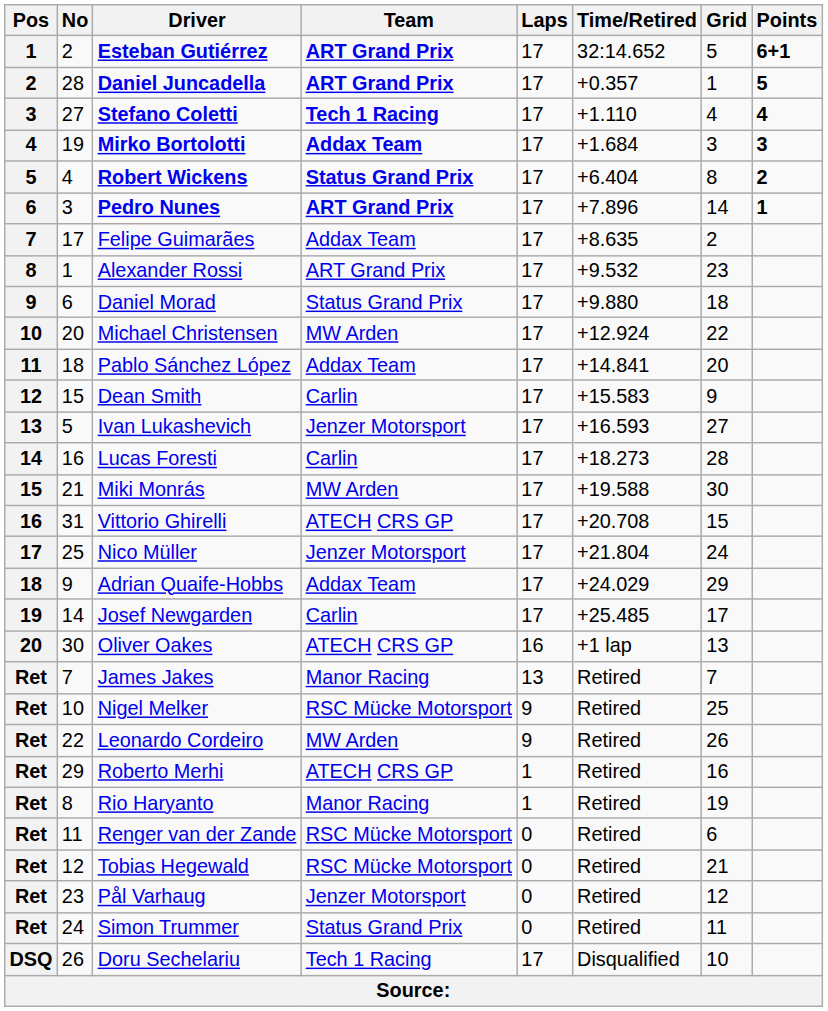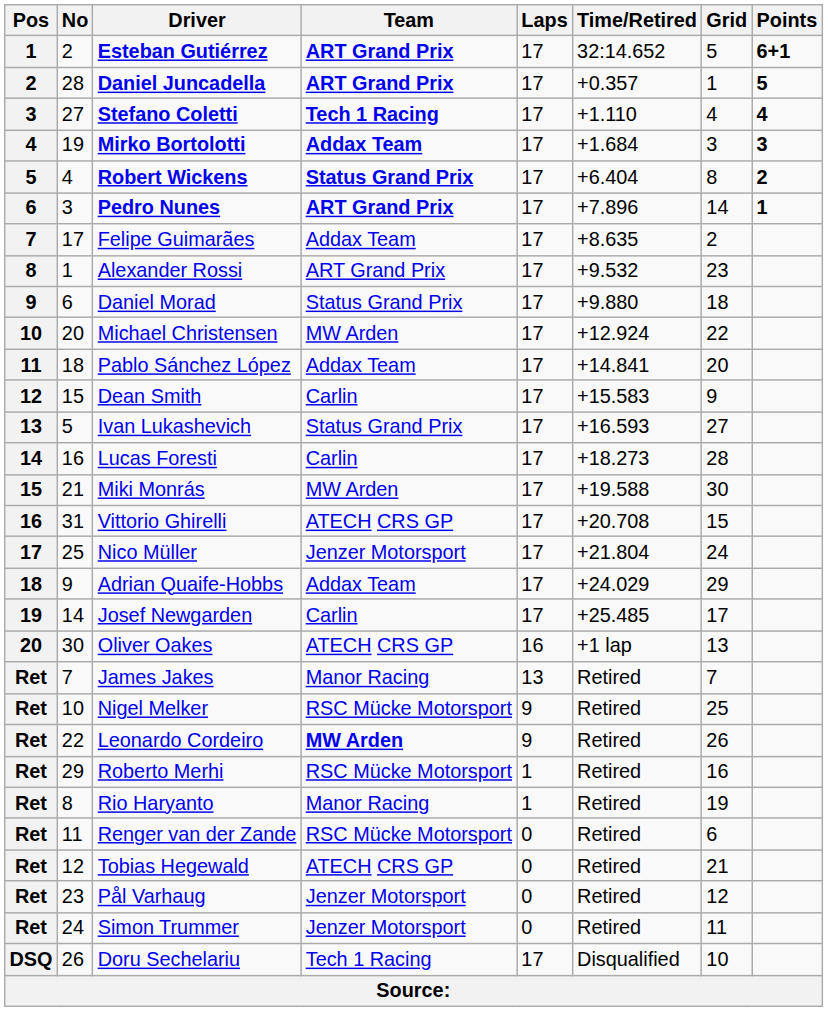(386, 427) Jenzer Motorsport -> (384, 427) Status Grand Prix
(352, 740) normal -> (354, 740) bold
(379, 771) ATECH CRS GP -> (409, 771) RSC Mücke Motorsport
(409, 865) RSC Mücke Motorsport -> (379, 865) ATECH CRS GP
(384, 928) Status Grand Prix -> (386, 928) Jenzer Motorsport
